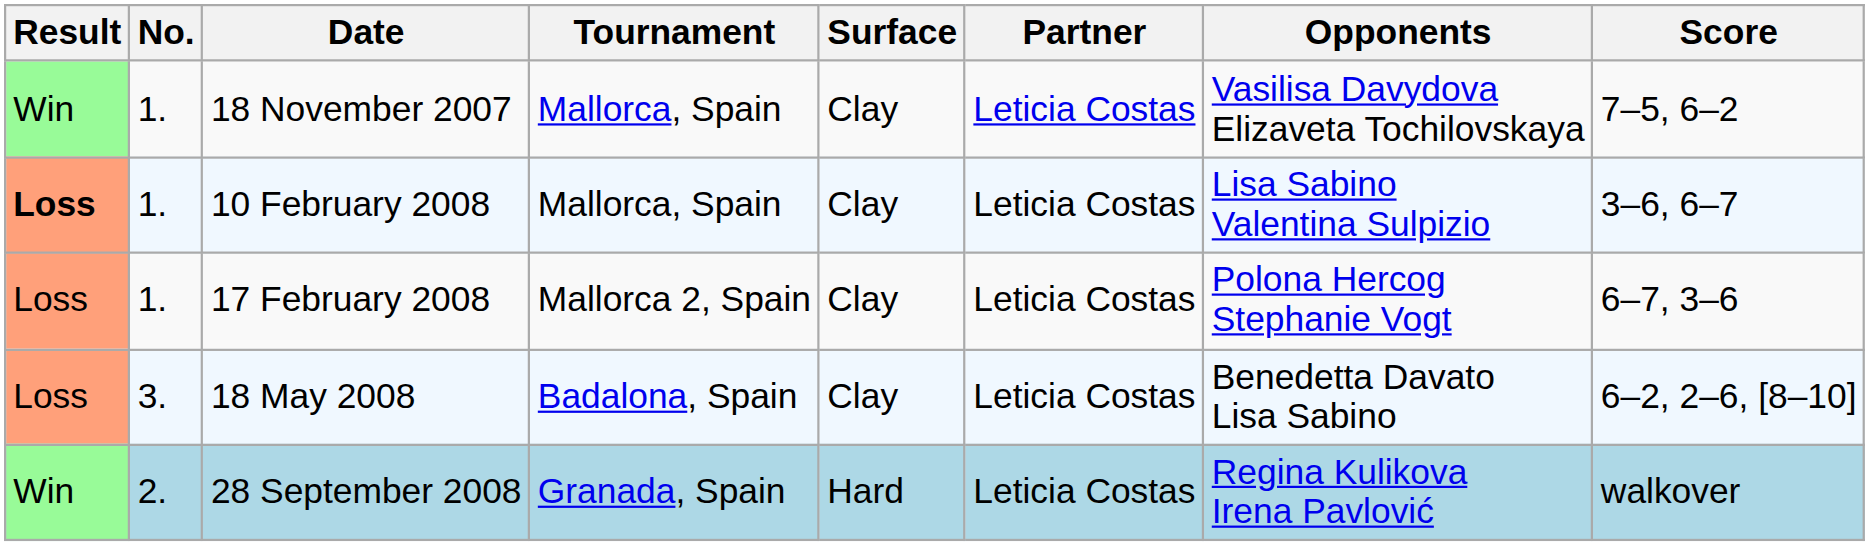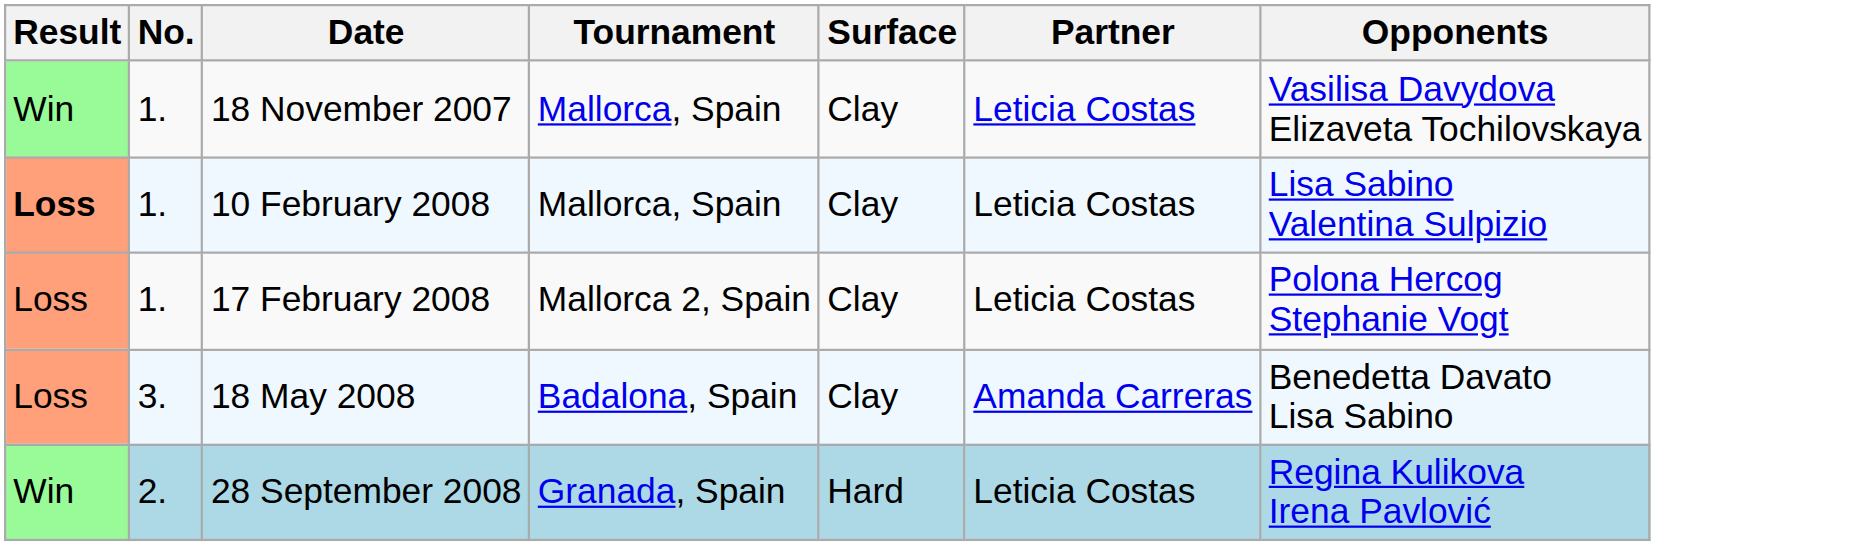- column: (1729, 32)
(1084, 396) Leticia Costas -> (1113, 396) Amanda Carreras
